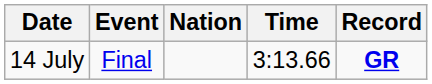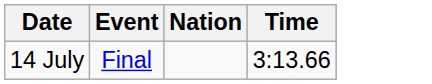- column: (382, 23)
